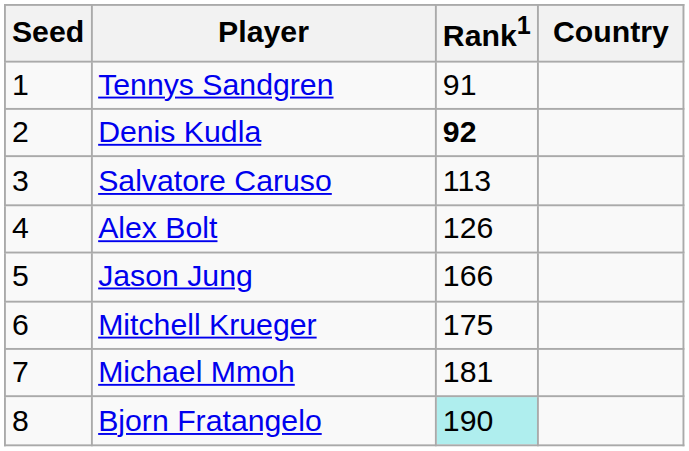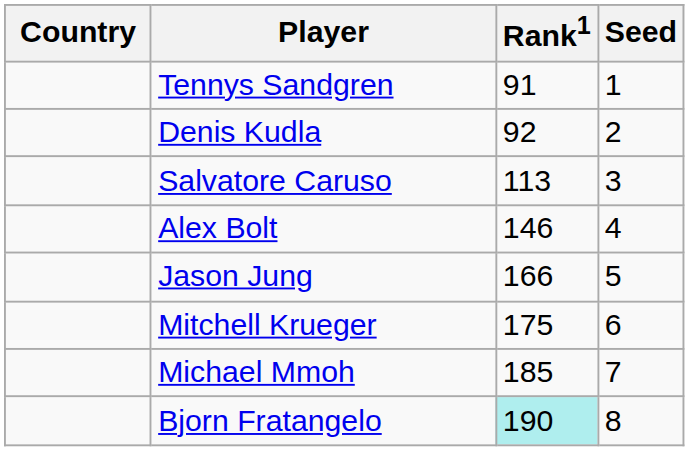columns swapped: (611, 32) <-> (48, 32)
(460, 132) bold -> (520, 132) normal
(468, 228) 126 -> (528, 228) 146
(468, 372) 181 -> (528, 372) 185
